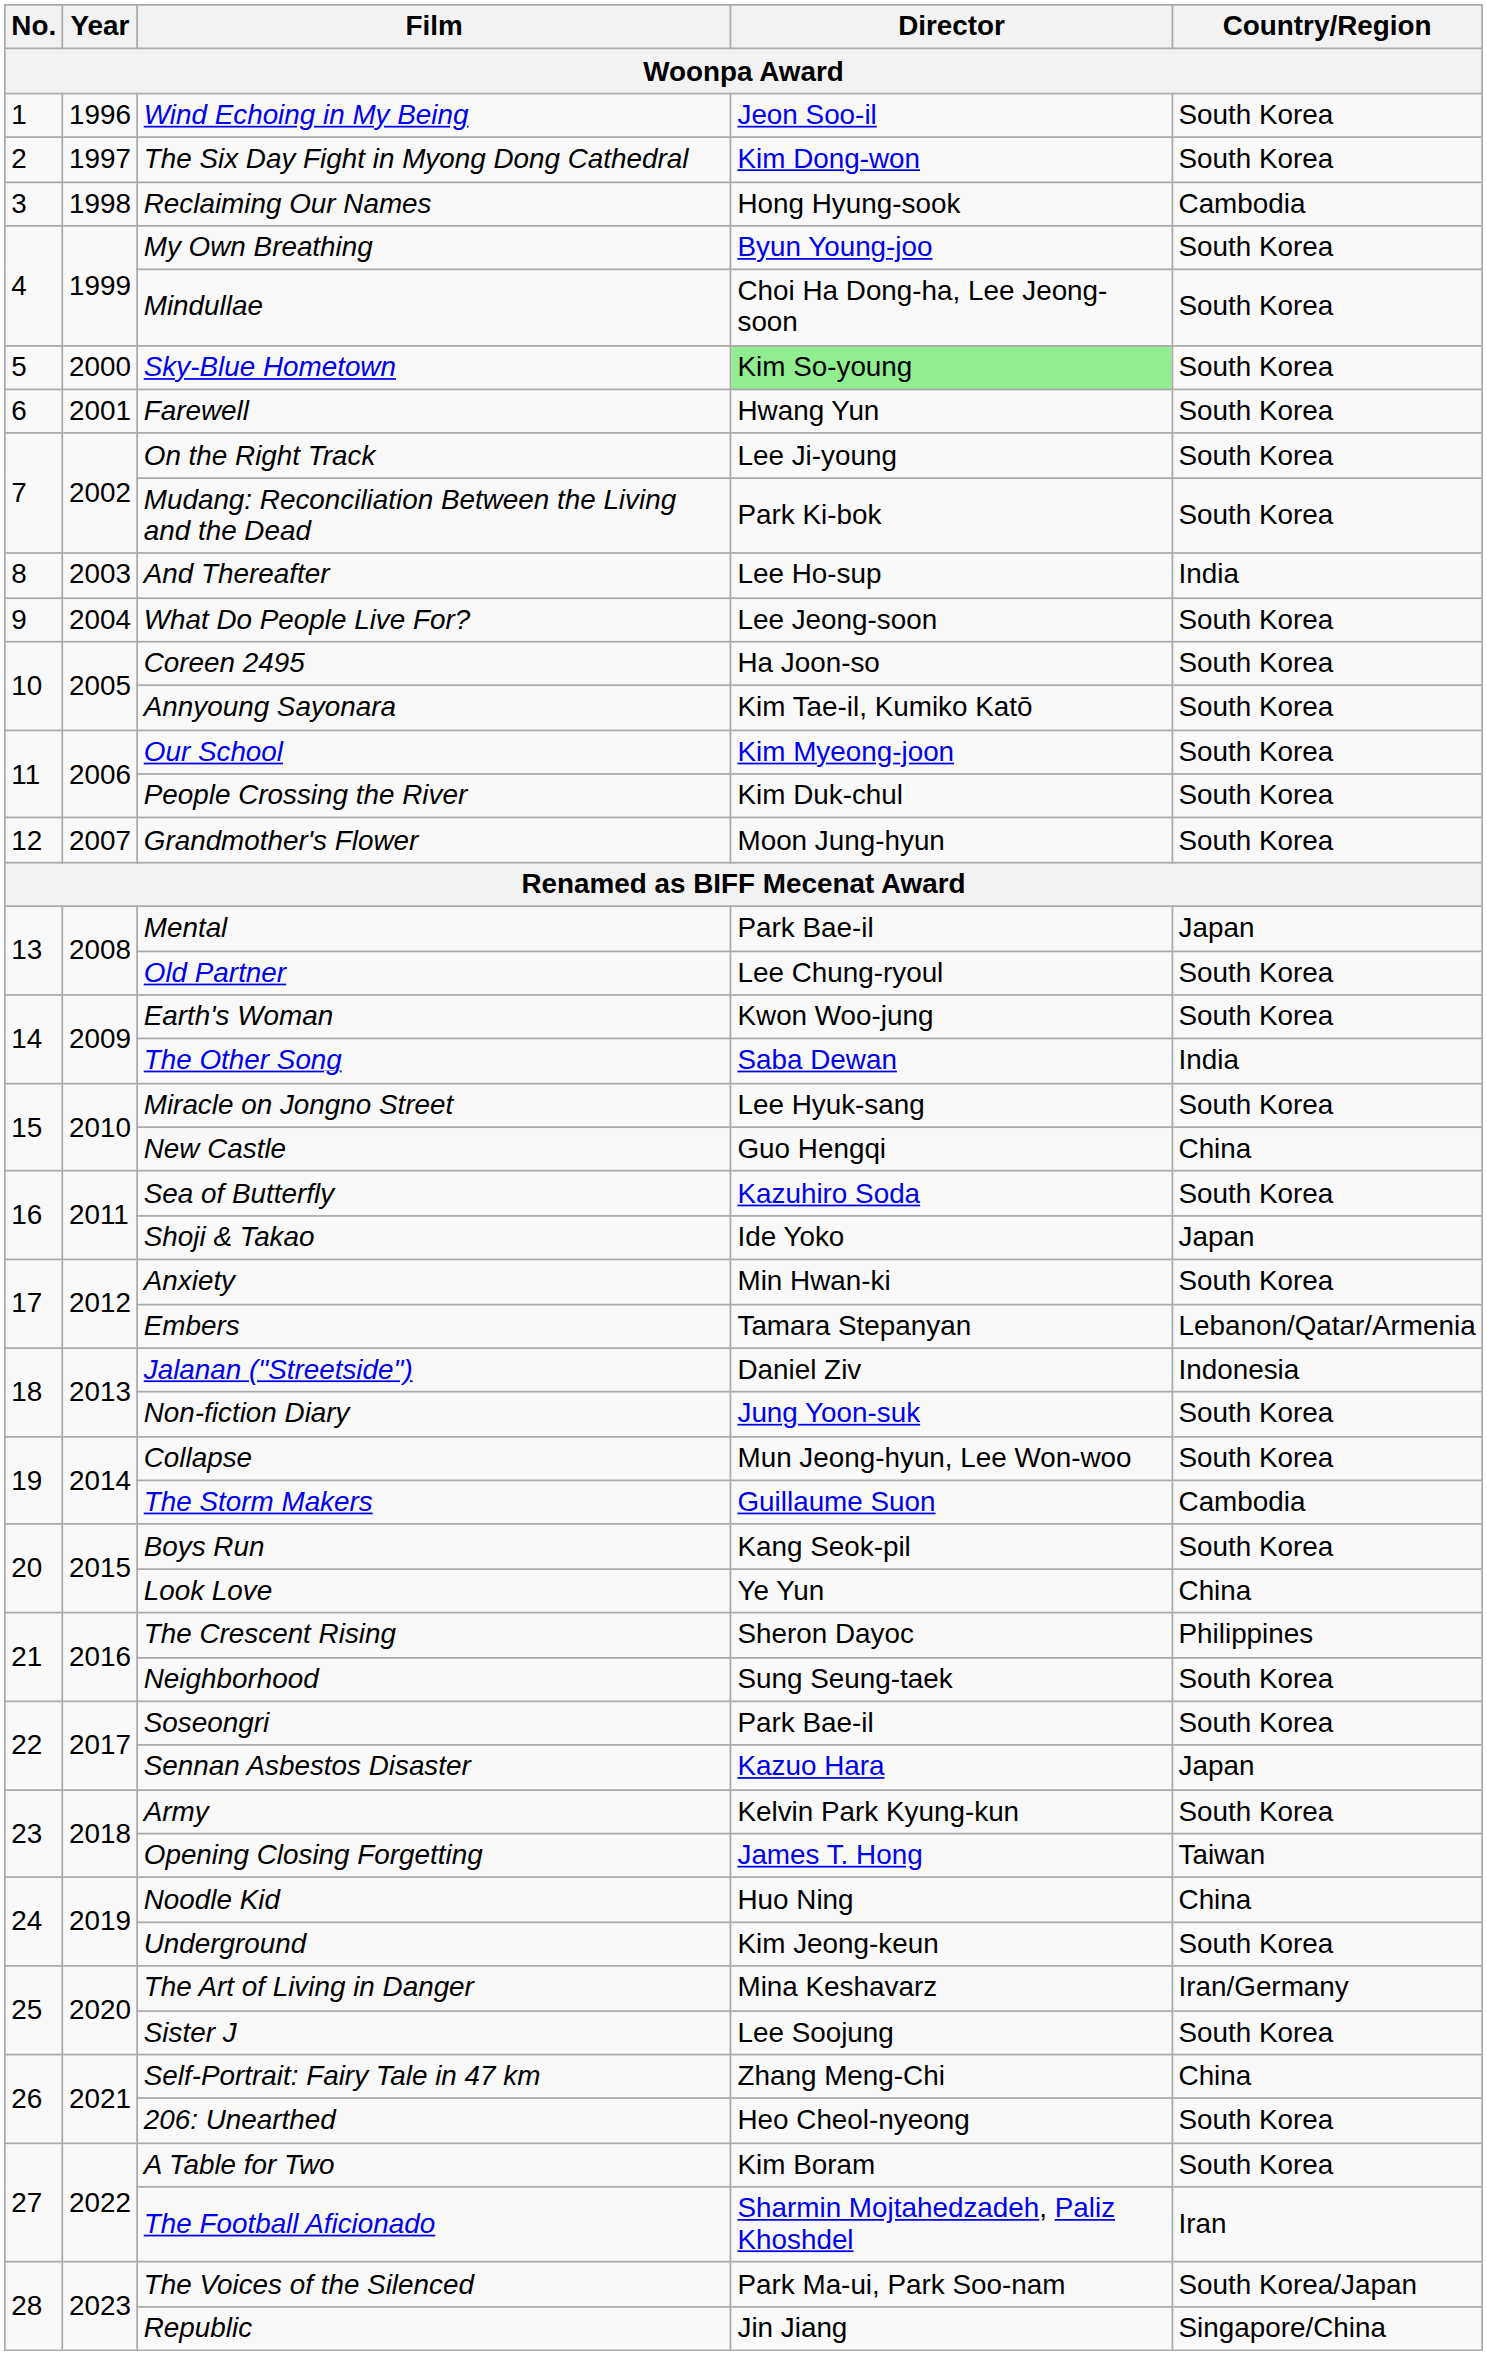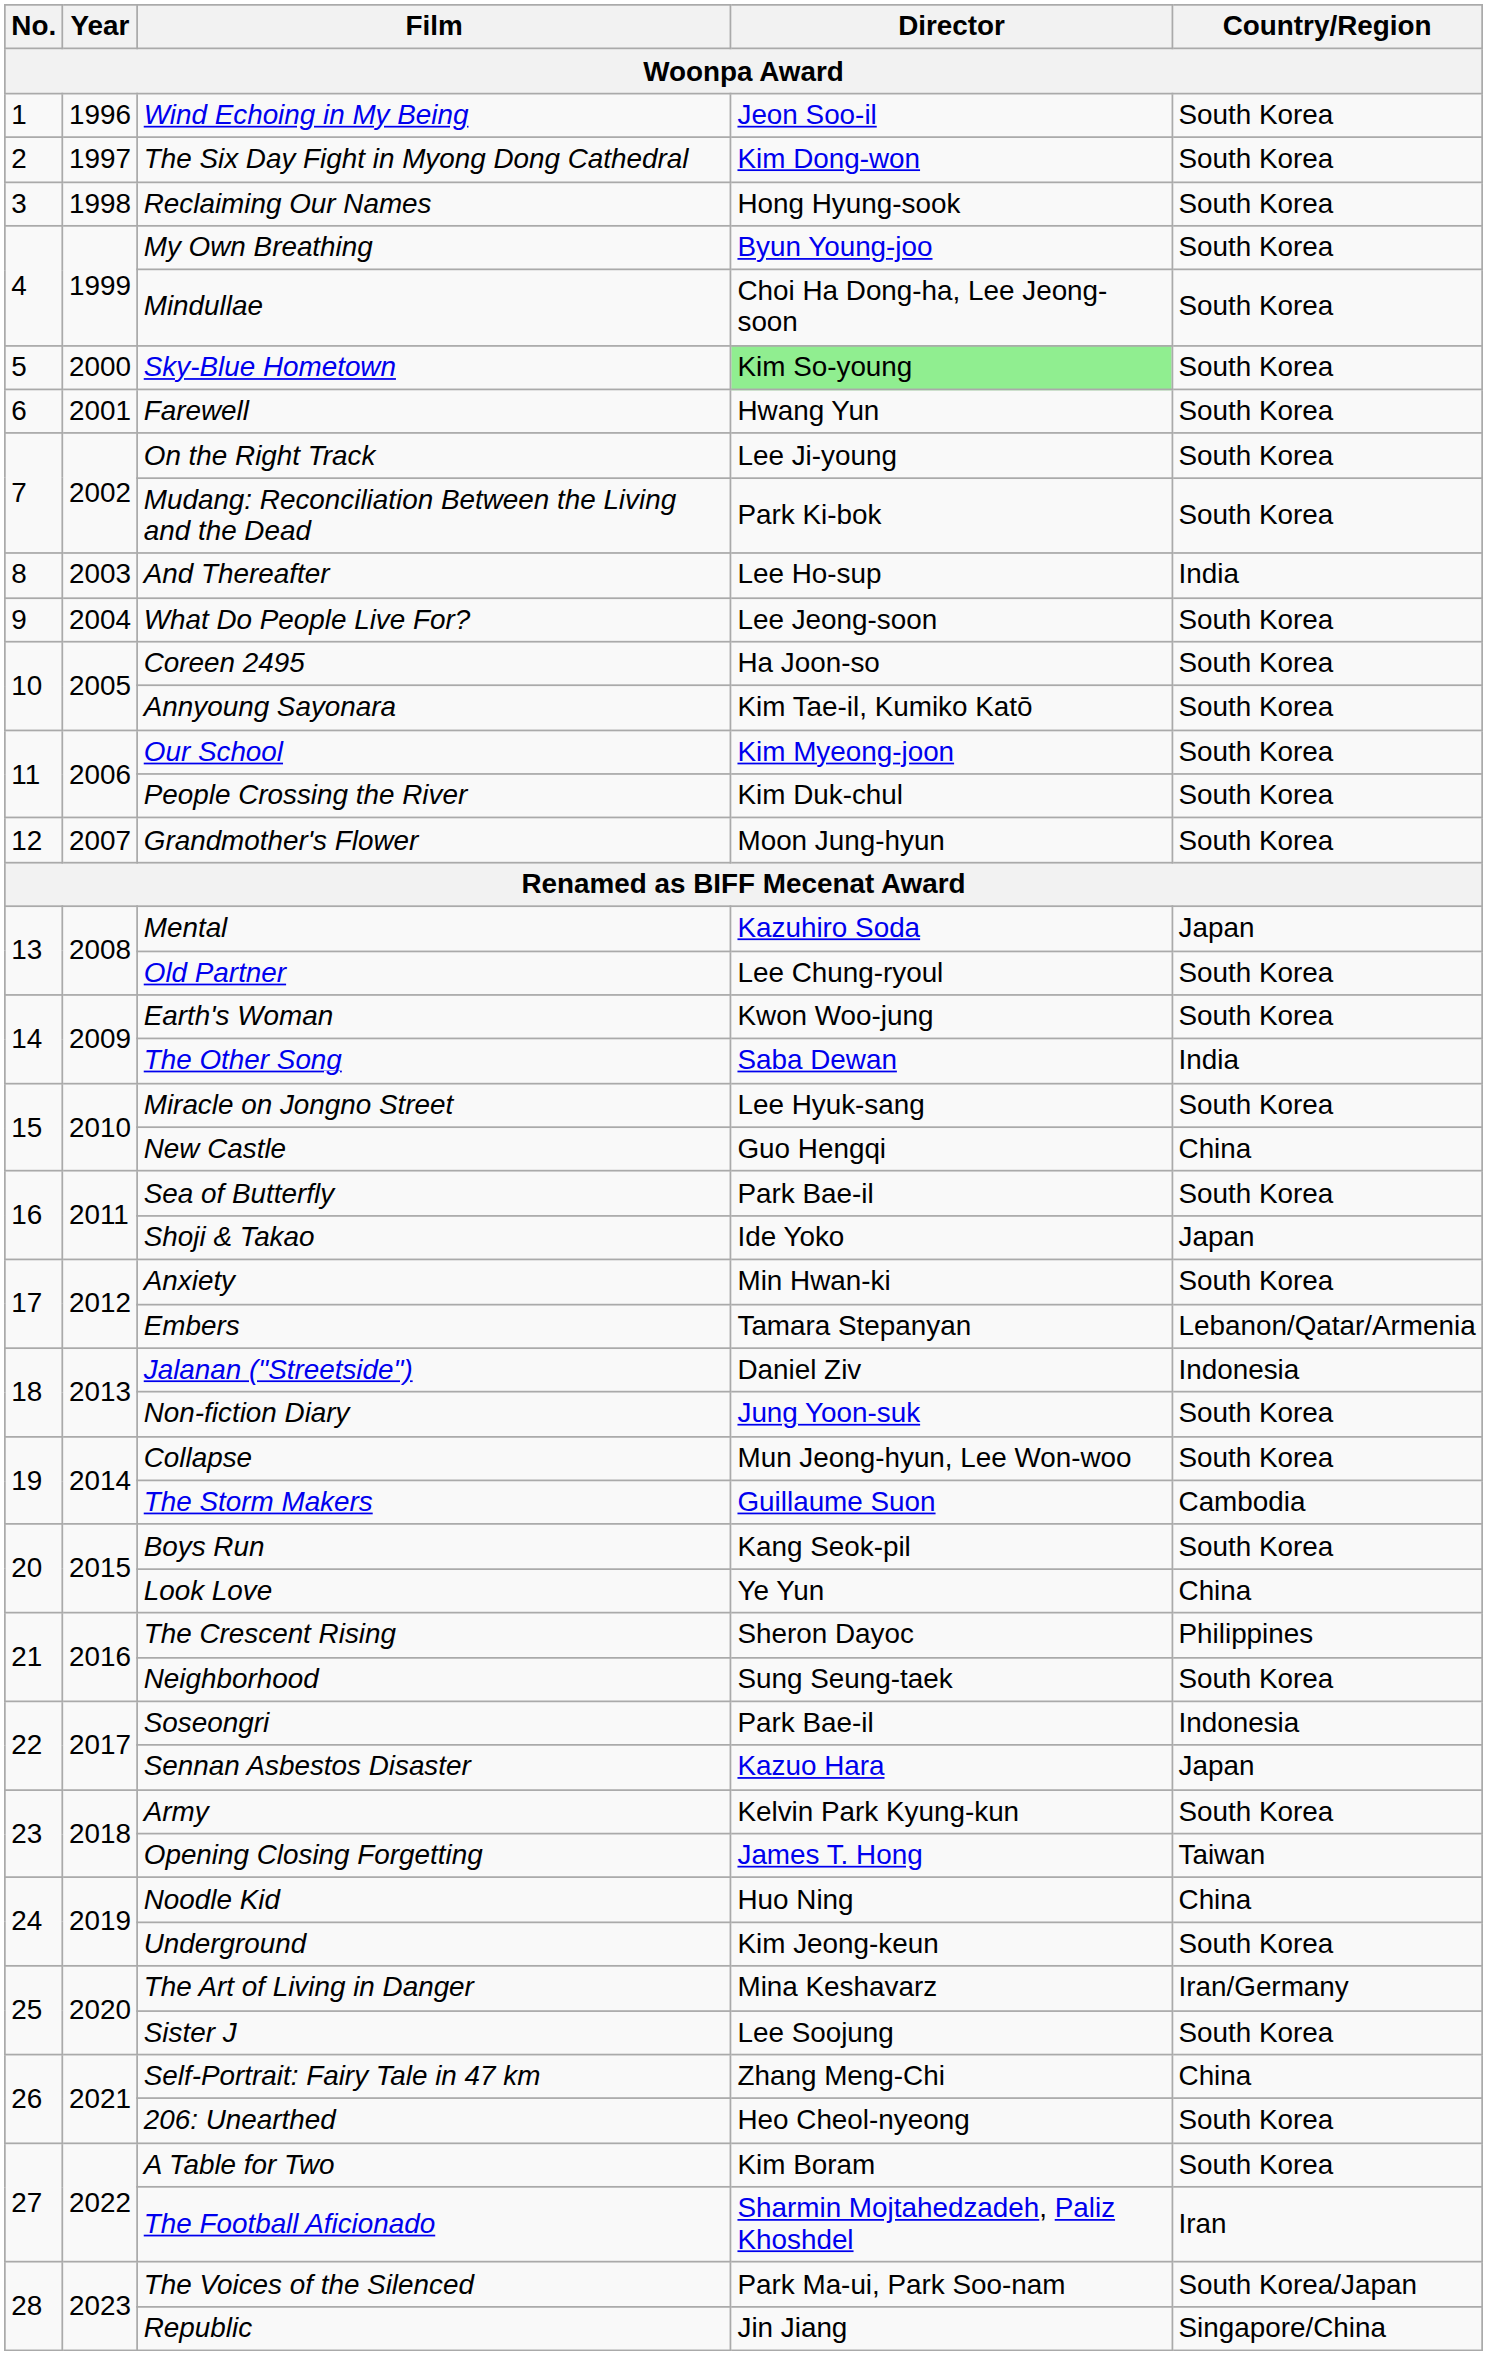(1242, 203) Cambodia -> (1256, 203) South Korea
(806, 928) Park Bae-il -> (829, 928) Kazuhiro Soda
(829, 1193) Kazuhiro Soda -> (806, 1193) Park Bae-il
(1256, 1722) South Korea -> (1239, 1722) Indonesia
